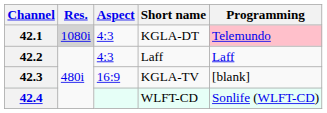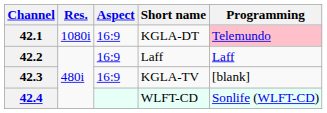(76, 35) lightgrey background -> (76, 35) no background
(105, 35) 4:3 -> (108, 35) 16:9
(105, 56) 4:3 -> (108, 56) 16:9
